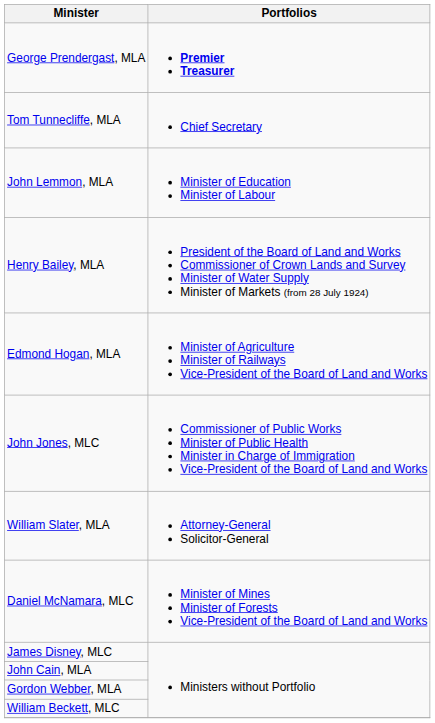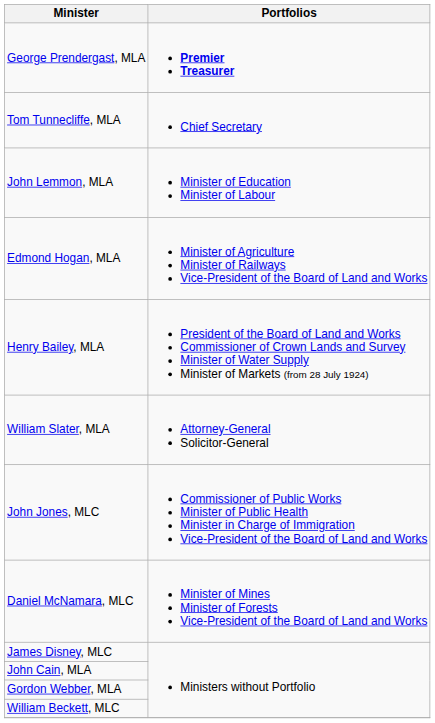rows swapped: (64, 354) <-> (56, 265)
rows swapped: (58, 525) <-> (53, 443)
